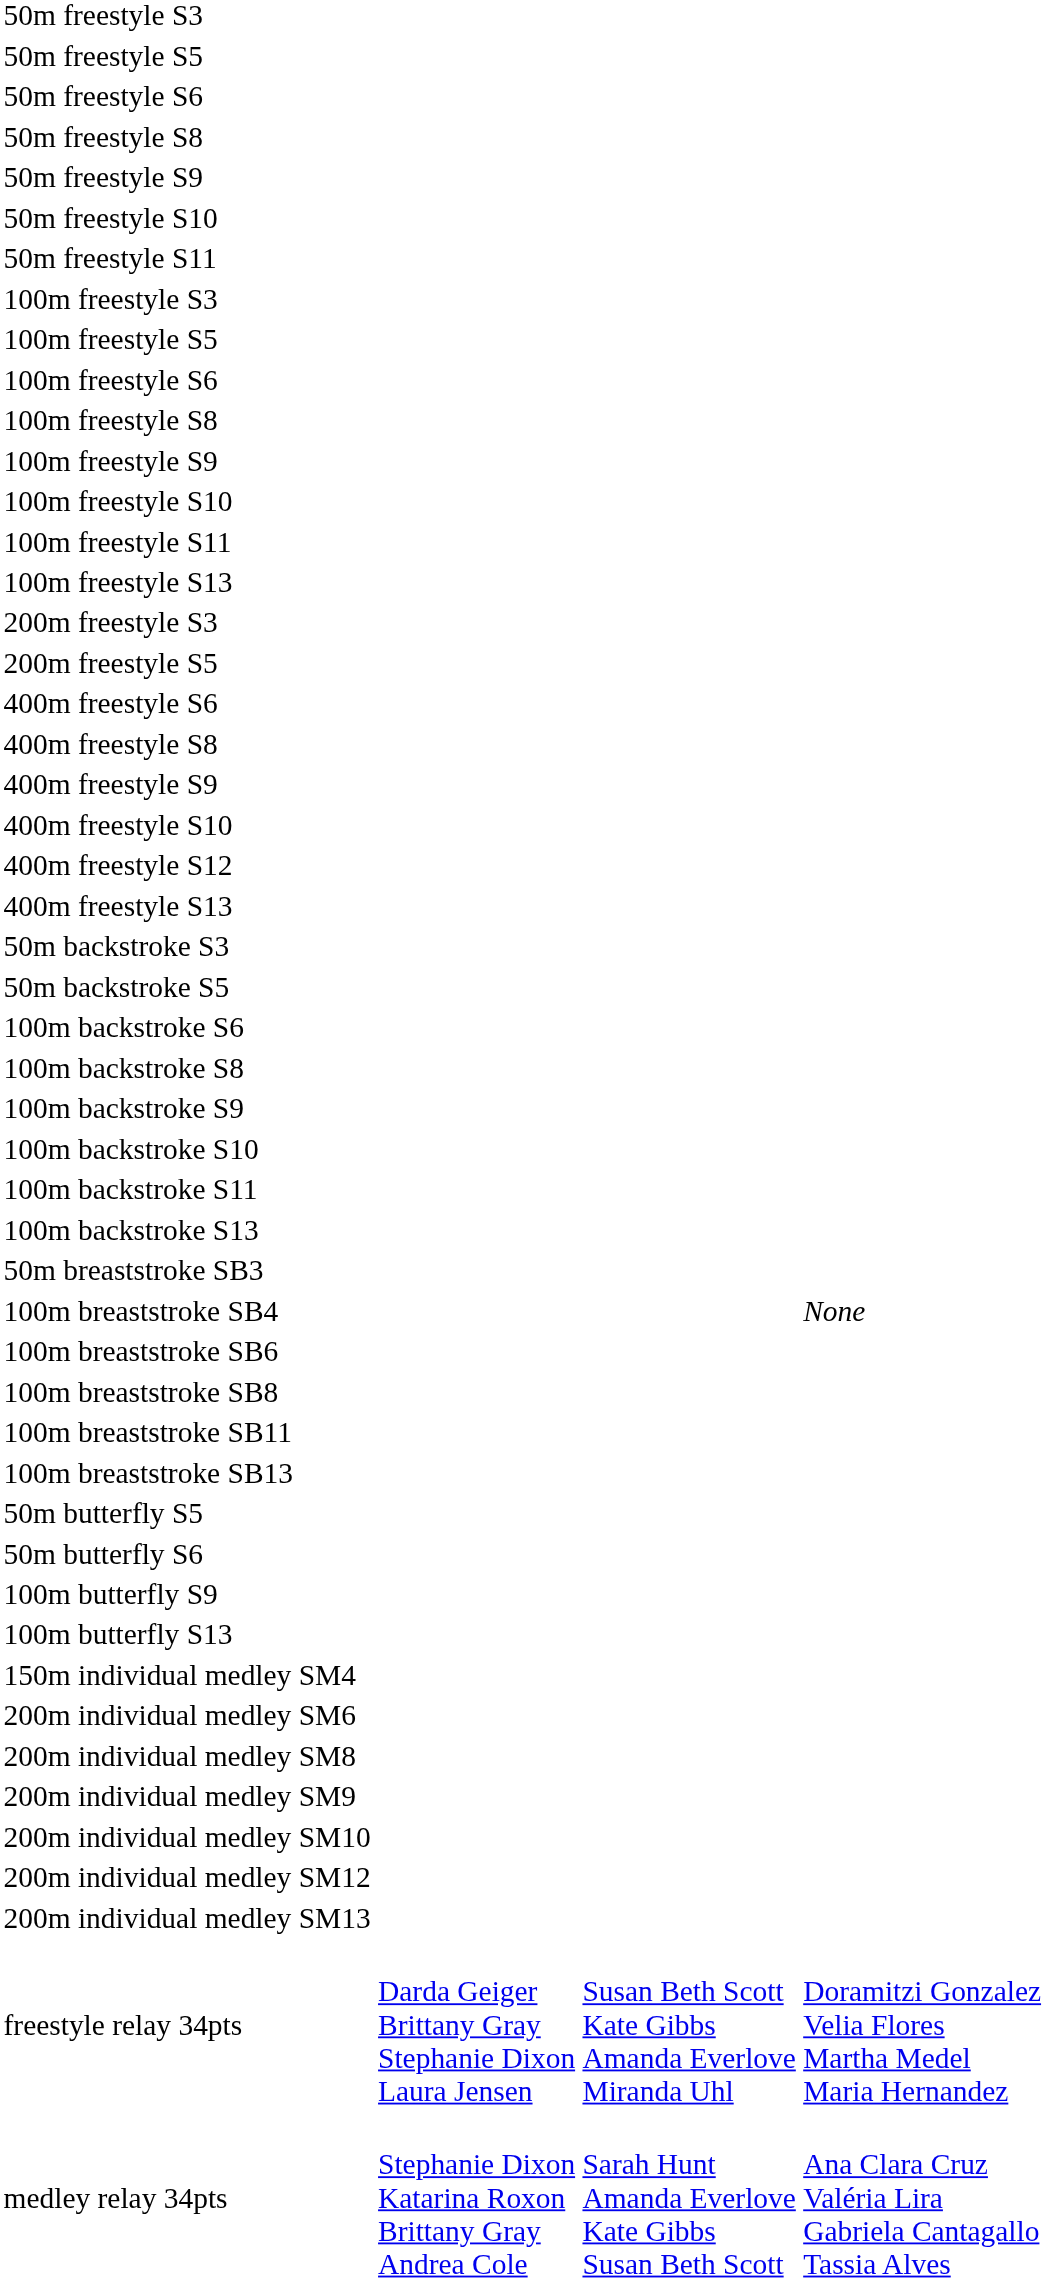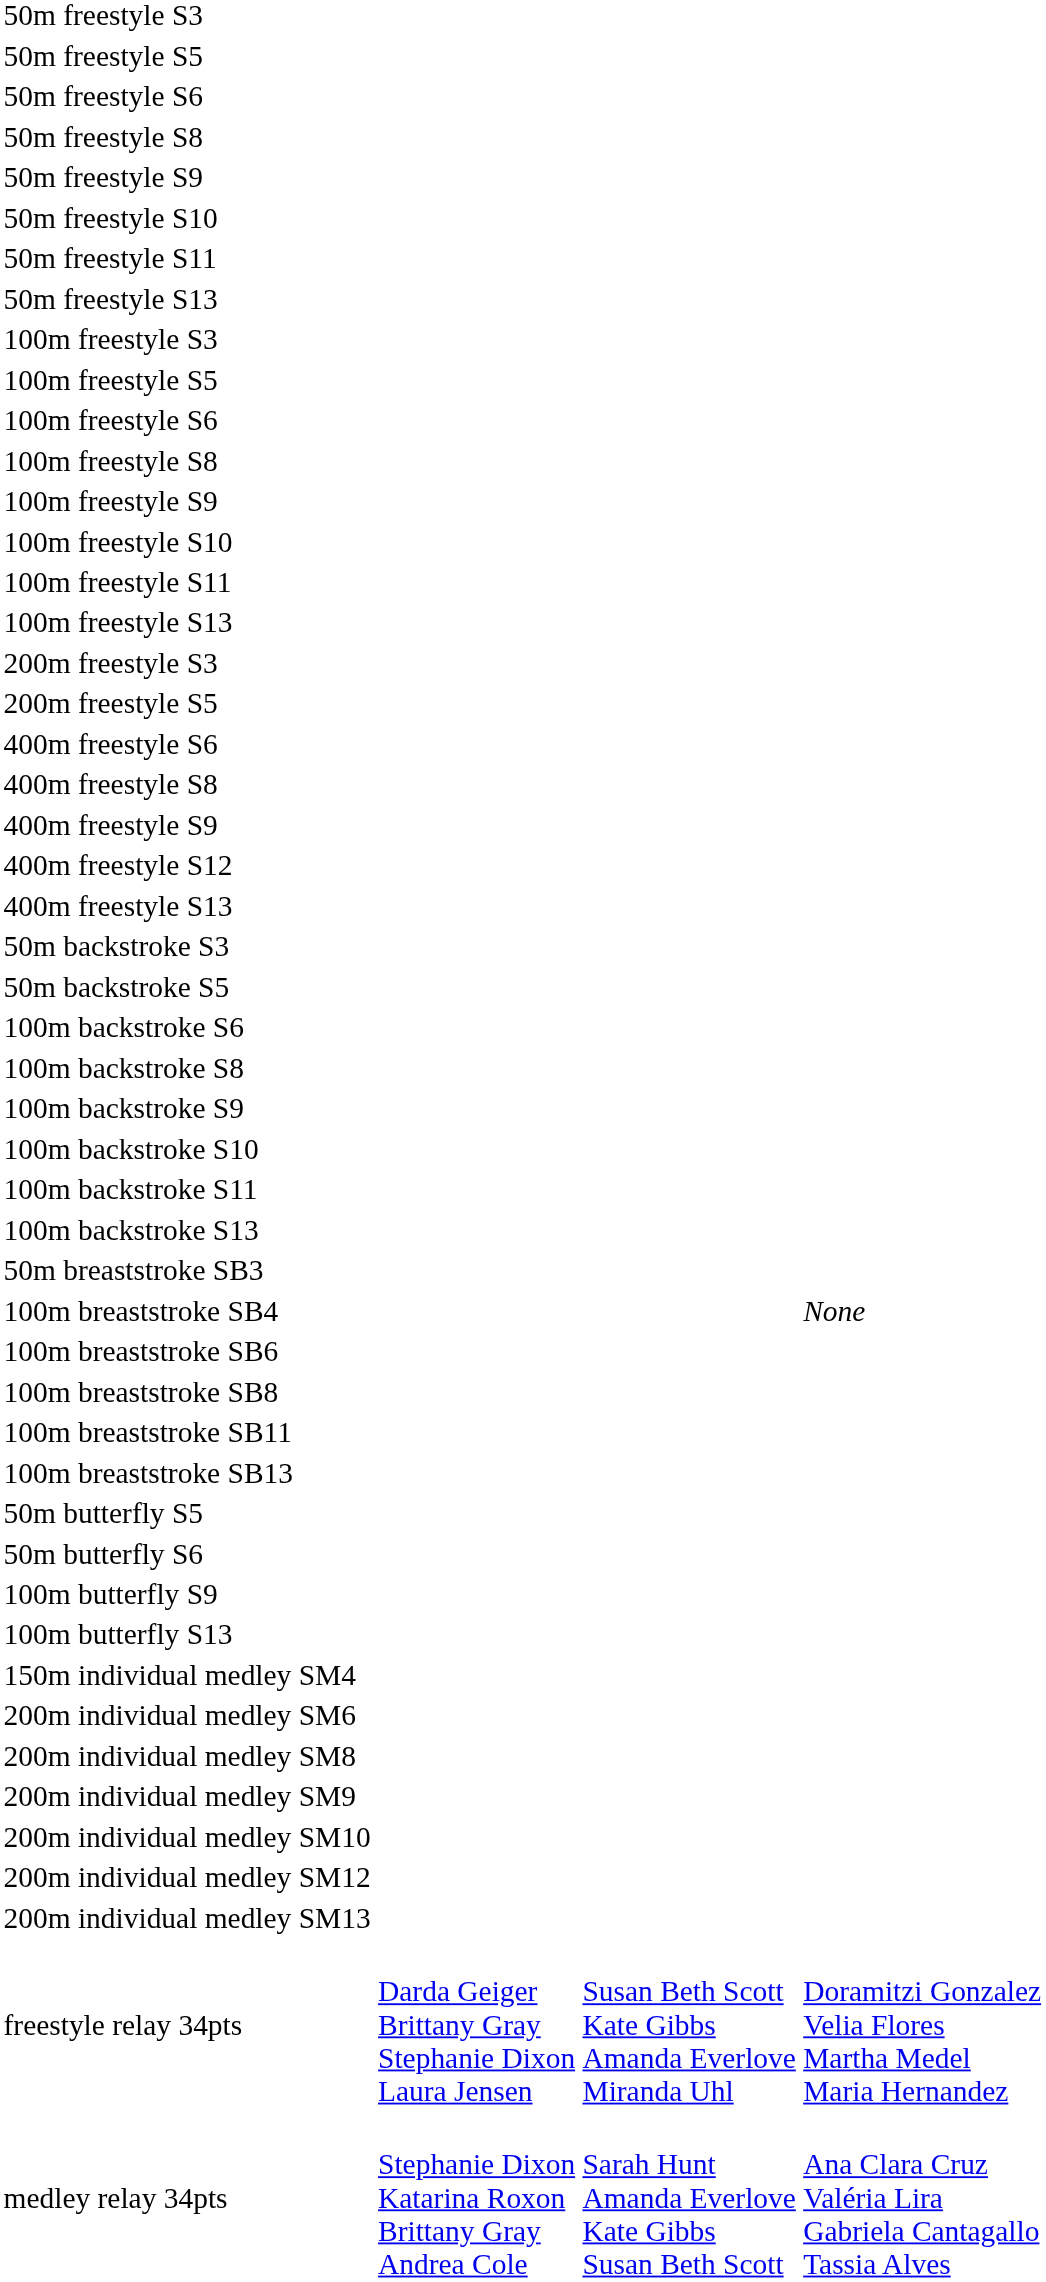+ row: (111, 299)
- row: (118, 825)
